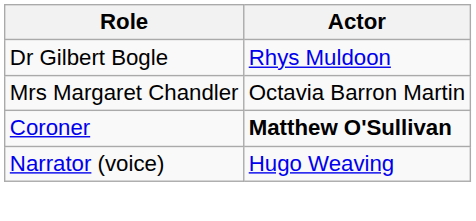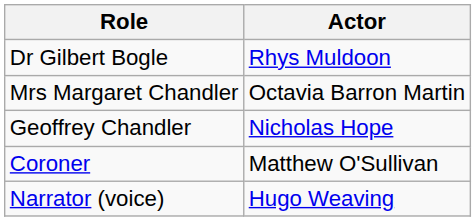+ row: (100, 127)
(350, 127) bold -> (344, 163) normal
